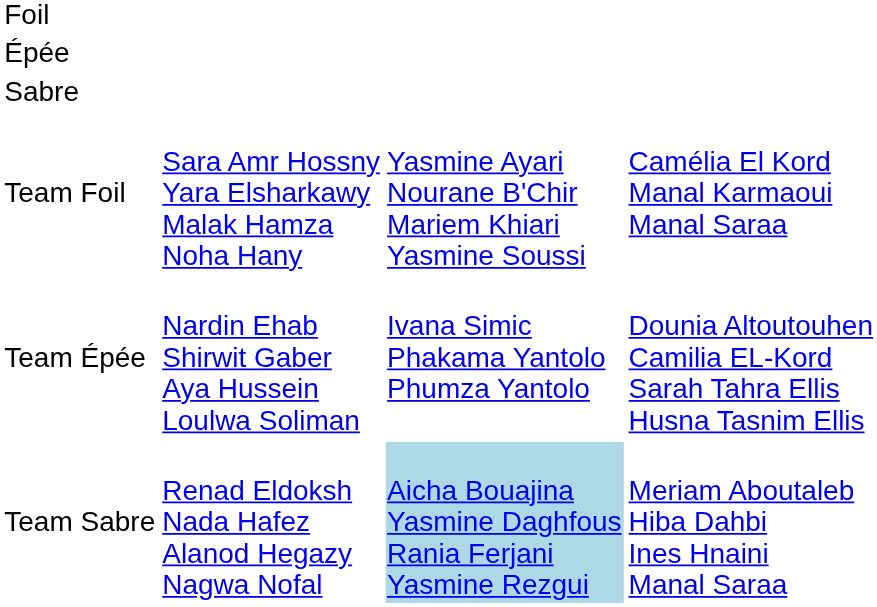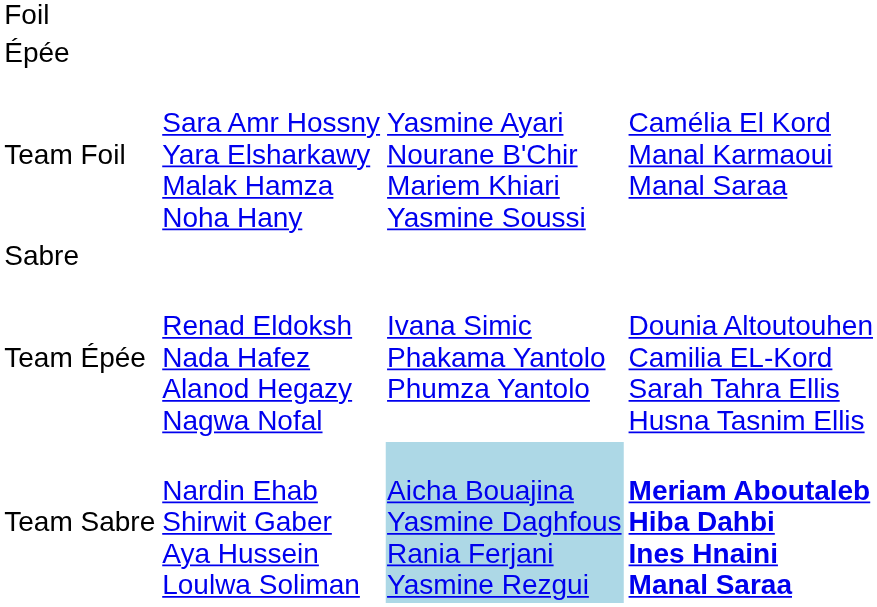rows swapped: (42, 91) <-> (65, 193)
(261, 373) Nardin Ehab Shirwit Gaber Aya Hussein Loulwa Soliman -> (257, 373) Renad Eldoksh Nada Hafez Alanod Hegazy Nagwa Nofal
(257, 537) Renad Eldoksh Nada Hafez Alanod Hegazy Nagwa Nofal -> (261, 537) Nardin Ehab Shirwit Gaber Aya Hussein Loulwa Soliman
(741, 537) normal -> (749, 537) bold
